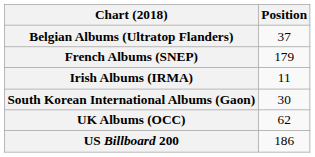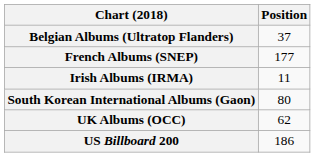(284, 57) 179 -> (284, 57) 177
(284, 99) 30 -> (284, 99) 80
